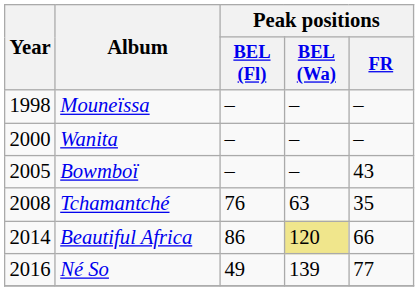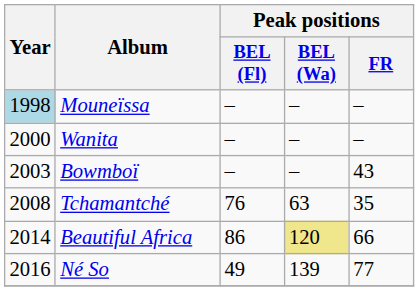(30, 106) no background -> (30, 106) lightblue background
(30, 171) 2005 -> (30, 171) 2003
